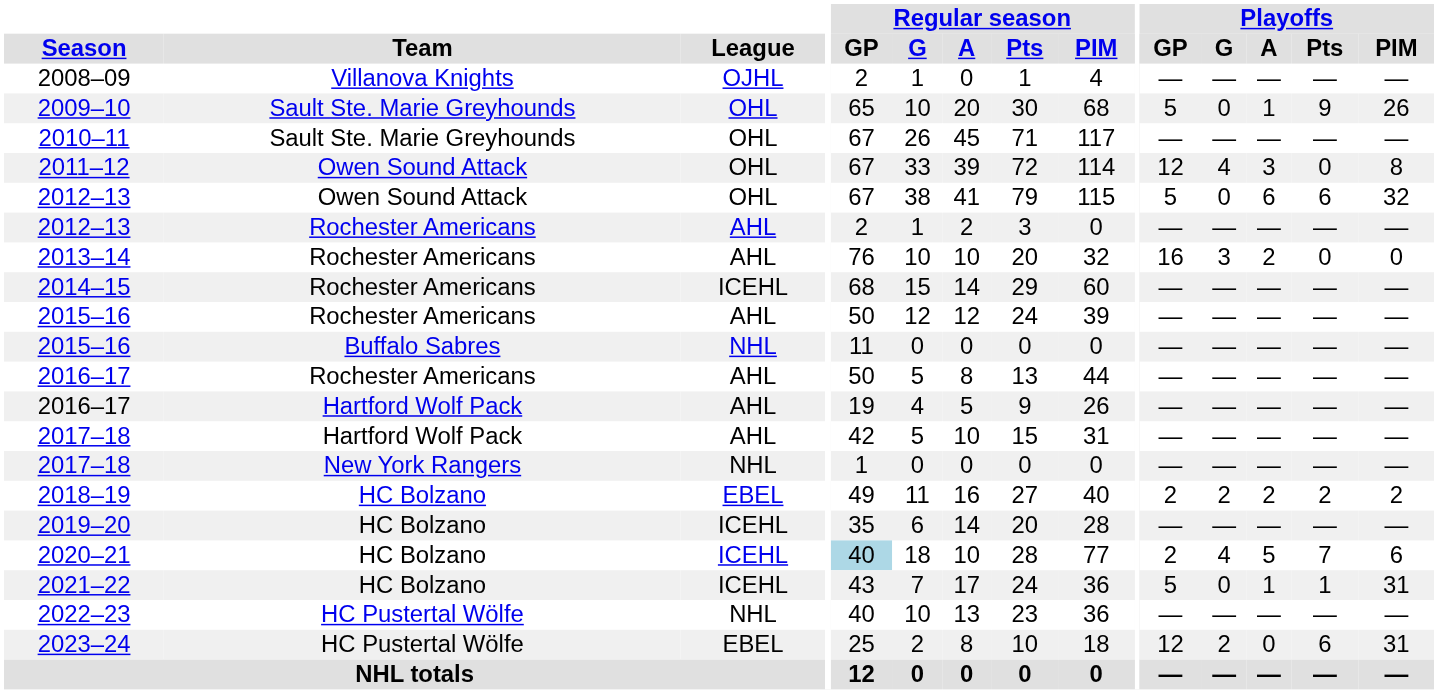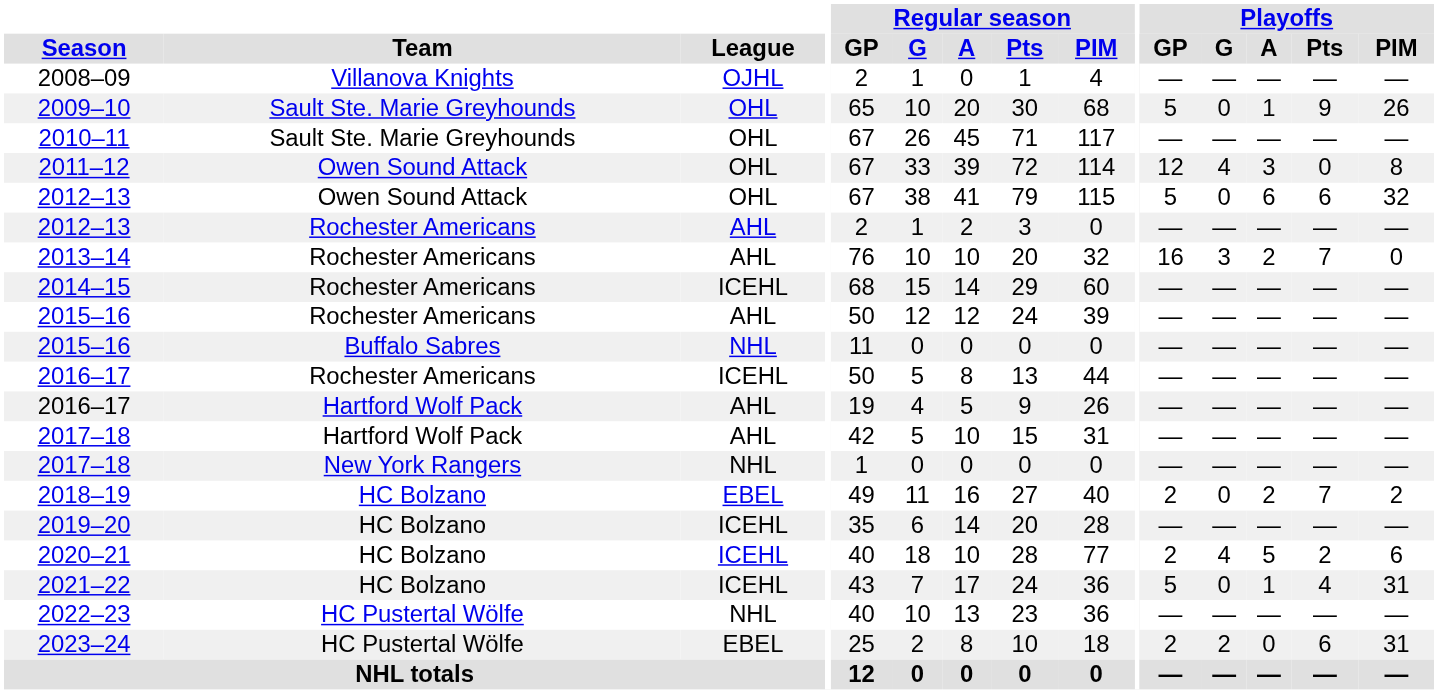(1325, 257) 0 -> (1325, 257) 7
(753, 376) AHL -> (753, 376) ICEHL
(1224, 495) 2 -> (1224, 495) 0
(1325, 495) 2 -> (1325, 495) 7
(861, 555) lightblue background -> (861, 555) no background
(1325, 555) 7 -> (1325, 555) 2
(1325, 584) 1 -> (1325, 584) 4
(1170, 644) 12 -> (1170, 644) 2
